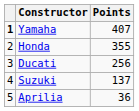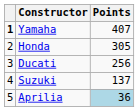(121, 47) 355 -> (121, 47) 305
(124, 98) no background -> (124, 98) lightblue background
